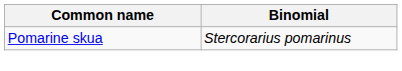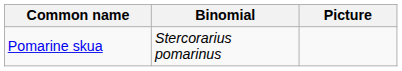+ column: (348, 15)
